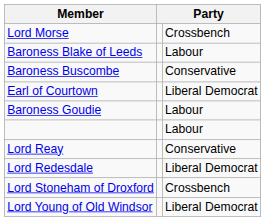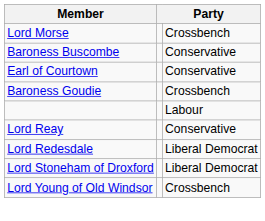- row: (75, 52)
(211, 91) Liberal Democrat -> (201, 71) Conservative
(184, 110) Labour -> (198, 91) Crossbench
(198, 187) Crossbench -> (211, 168) Liberal Democrat
(211, 206) Liberal Democrat -> (198, 187) Crossbench
